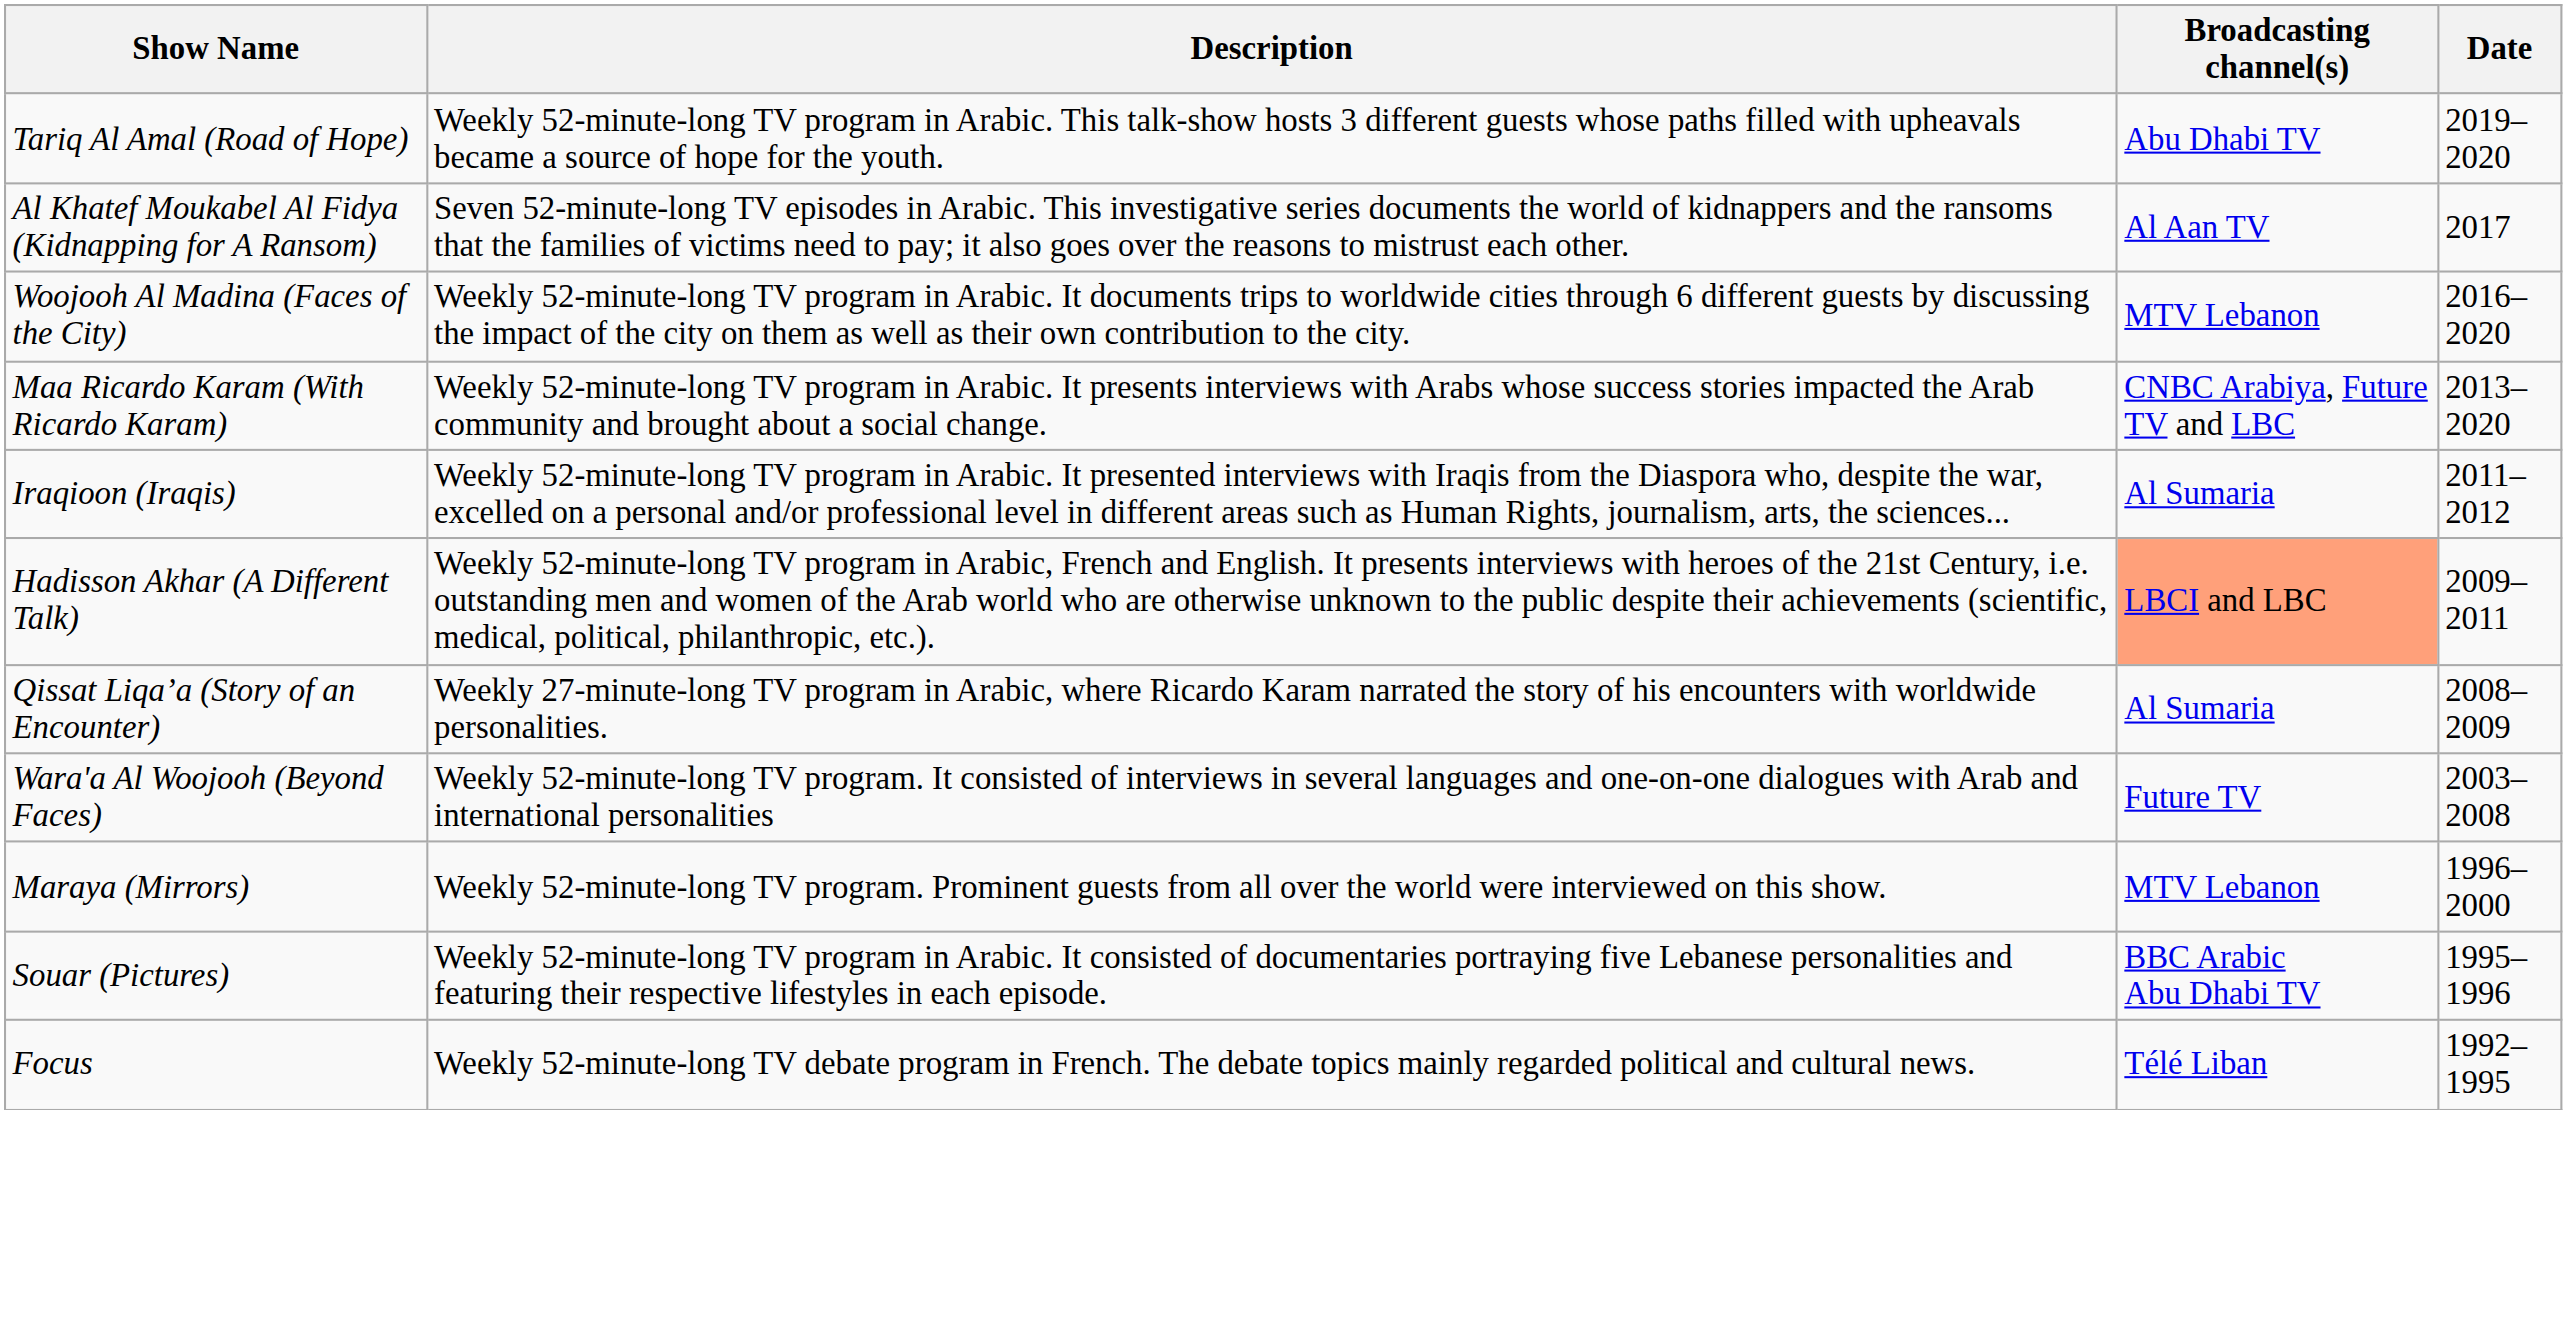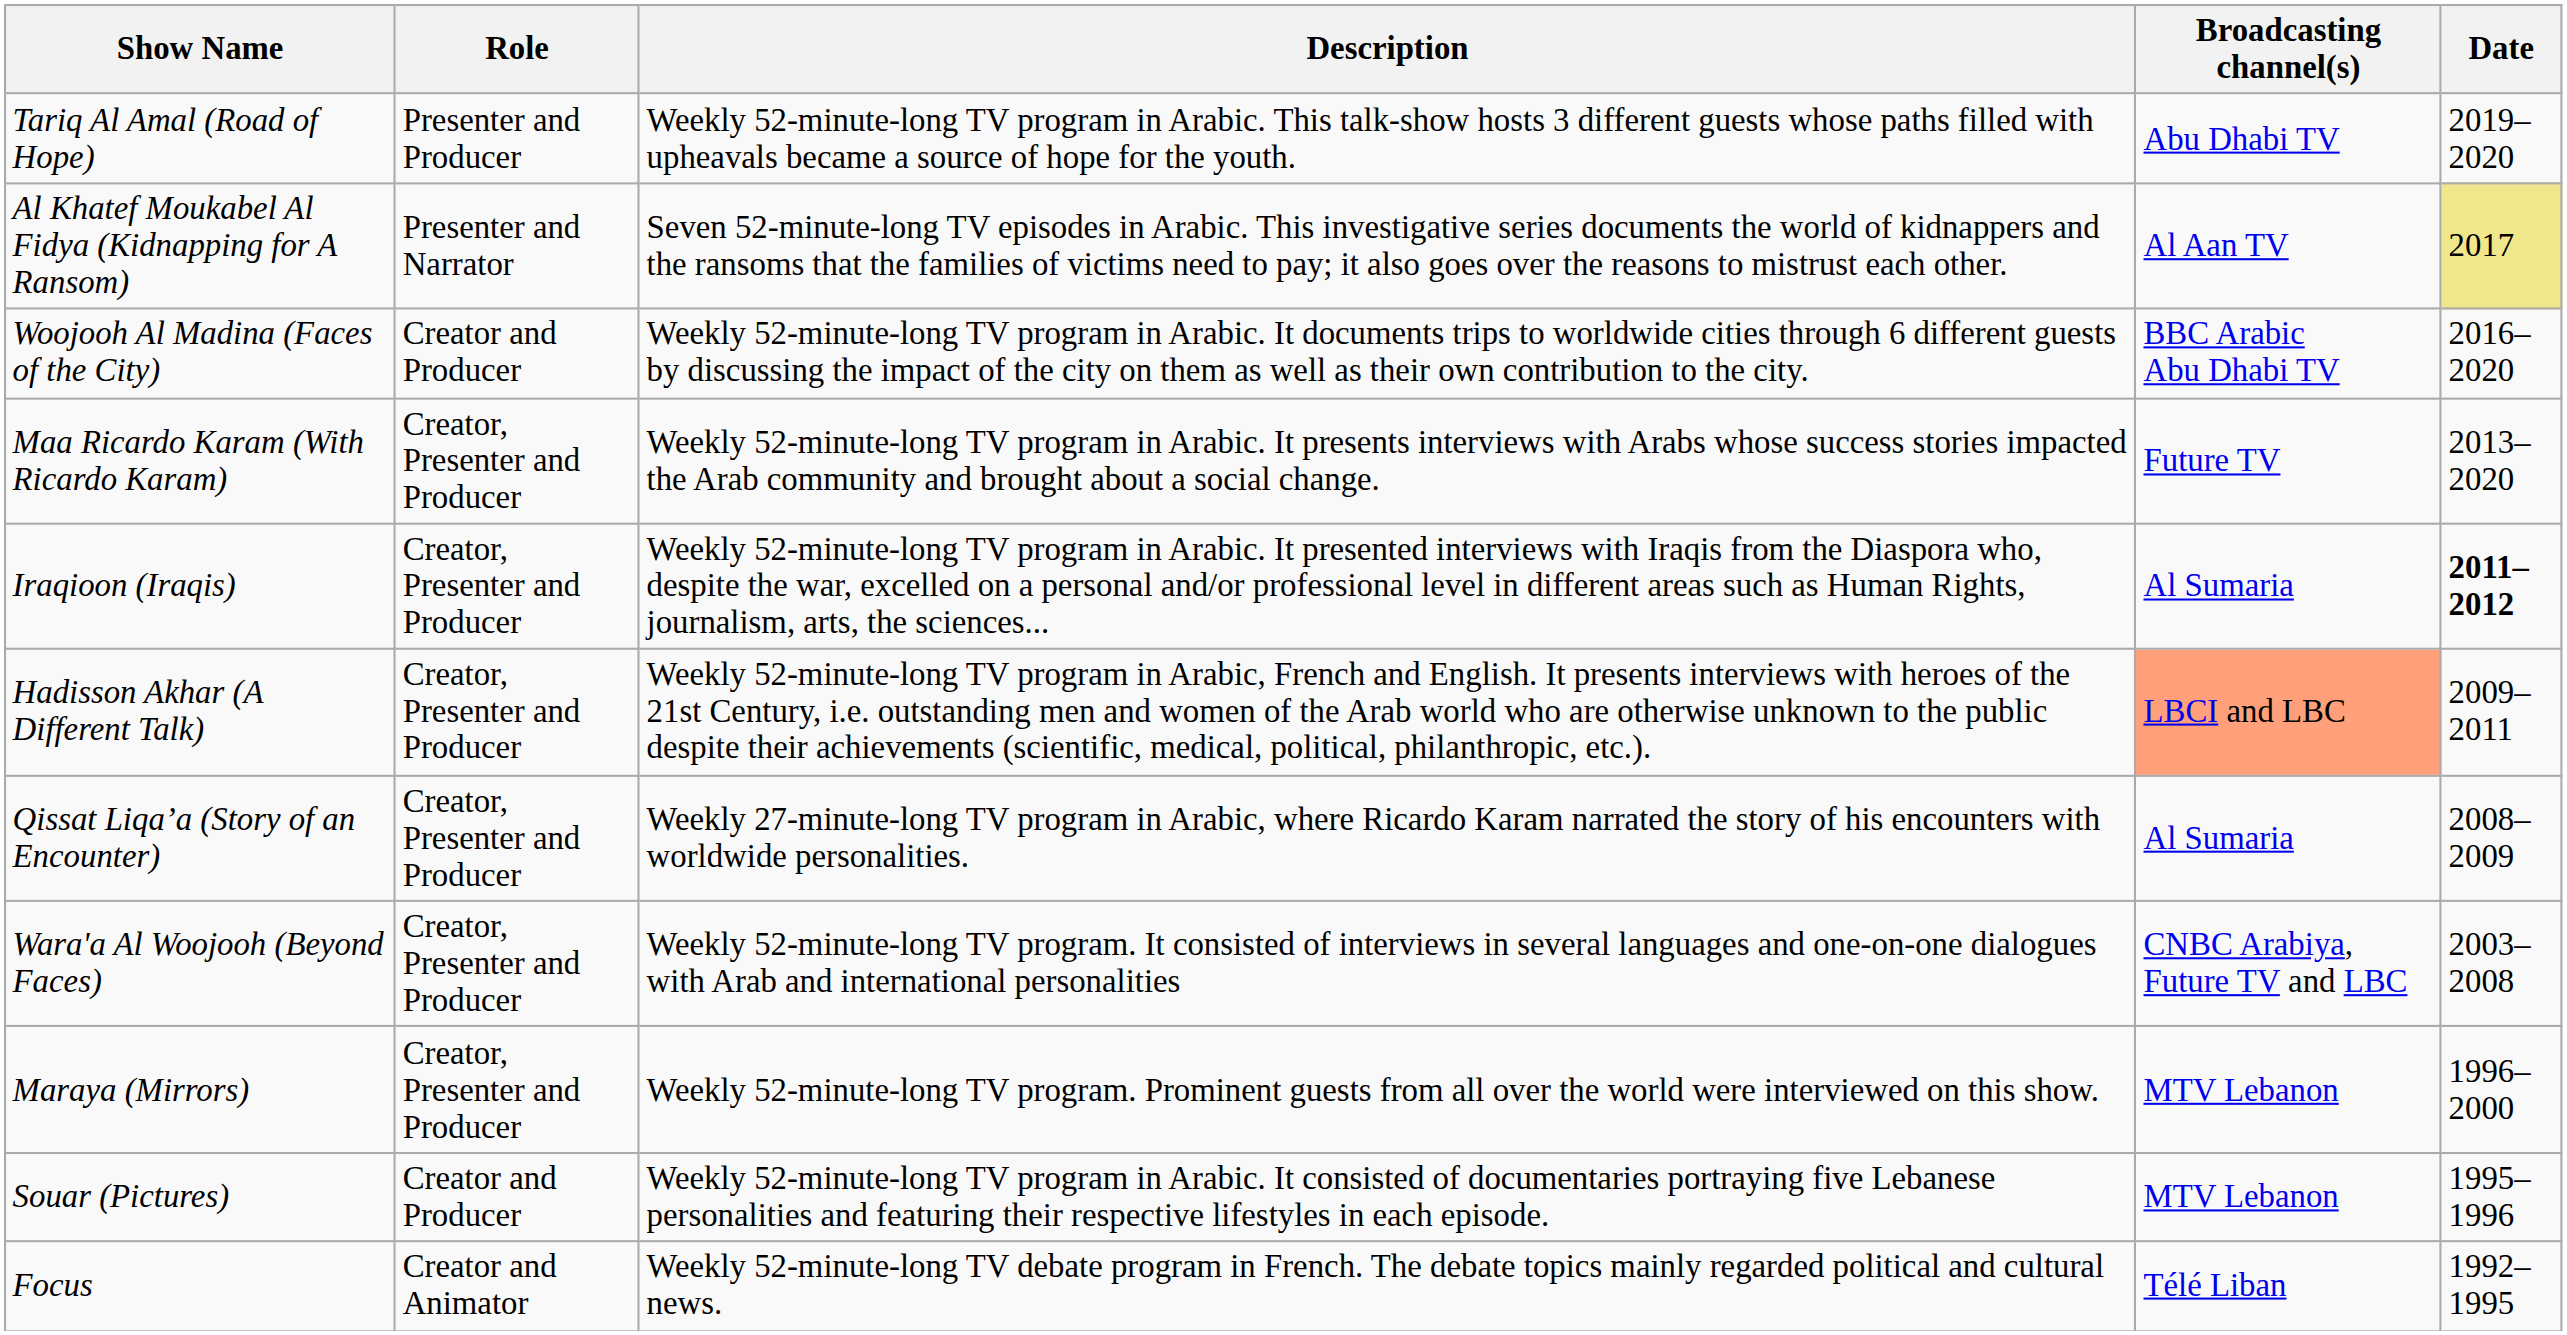+ column: (517, 48)
(2478, 226) no background -> (2481, 245) khaki background
(2222, 315) MTV Lebanon -> (2242, 352) BBC Arabic Abu Dhabi TV
(2276, 404) CNBC Arabiya, Future TV and LBC -> (2212, 459) Future TV
(2486, 493) normal -> (2489, 585) bold
(2193, 797) Future TV -> (2275, 963) CNBC Arabiya, Future TV and LBC
(2222, 975) BBC Arabic Abu Dhabi TV -> (2241, 1196) MTV Lebanon
